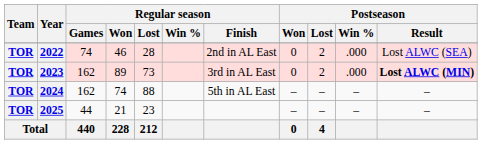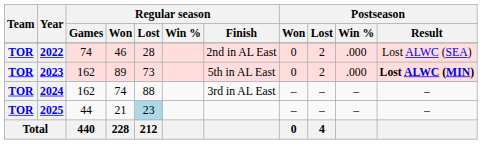(241, 72) 3rd in AL East -> (241, 72) 5th in AL East
(241, 91) 5th in AL East -> (241, 91) 3rd in AL East
(149, 110) no background -> (149, 110) lightblue background
